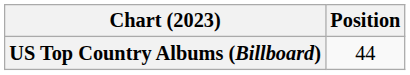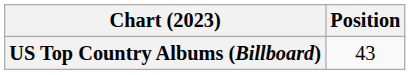(365, 52) 44 -> (365, 52) 43
